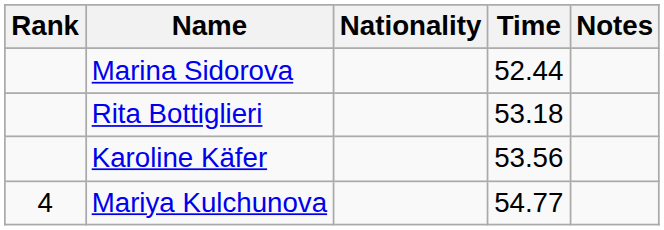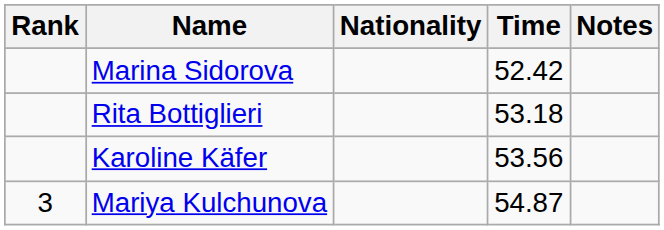(529, 70) 52.44 -> (529, 70) 52.42
(45, 202) 4 -> (45, 202) 3
(529, 202) 54.77 -> (529, 202) 54.87
